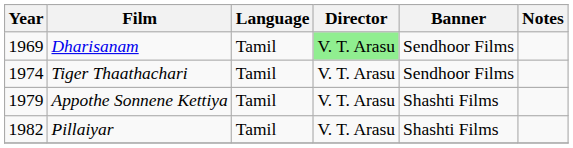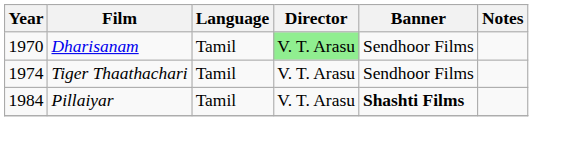(26, 45) 1969 -> (26, 45) 1970
- row: (140, 101)
(26, 128) 1982 -> (26, 101) 1984
(451, 128) normal -> (414, 101) bold
